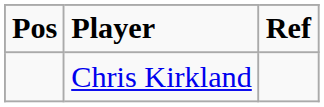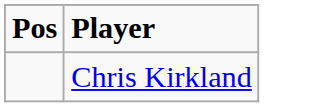- column: (288, 28)
